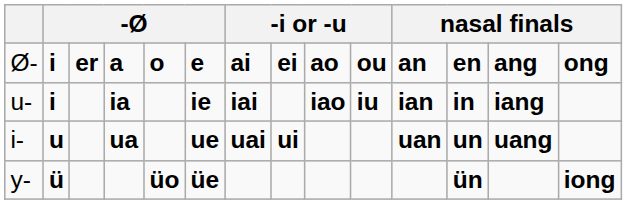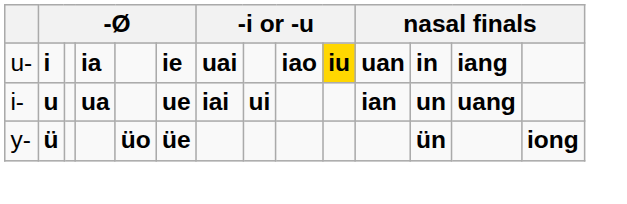- row: (116, 62)
(244, 101) iai -> (220, 62) uai
(368, 101) no background -> (339, 62) gold background
(416, 101) ian -> (383, 62) uan
(248, 140) uai -> (216, 101) iai
(420, 140) uan -> (379, 101) ian
